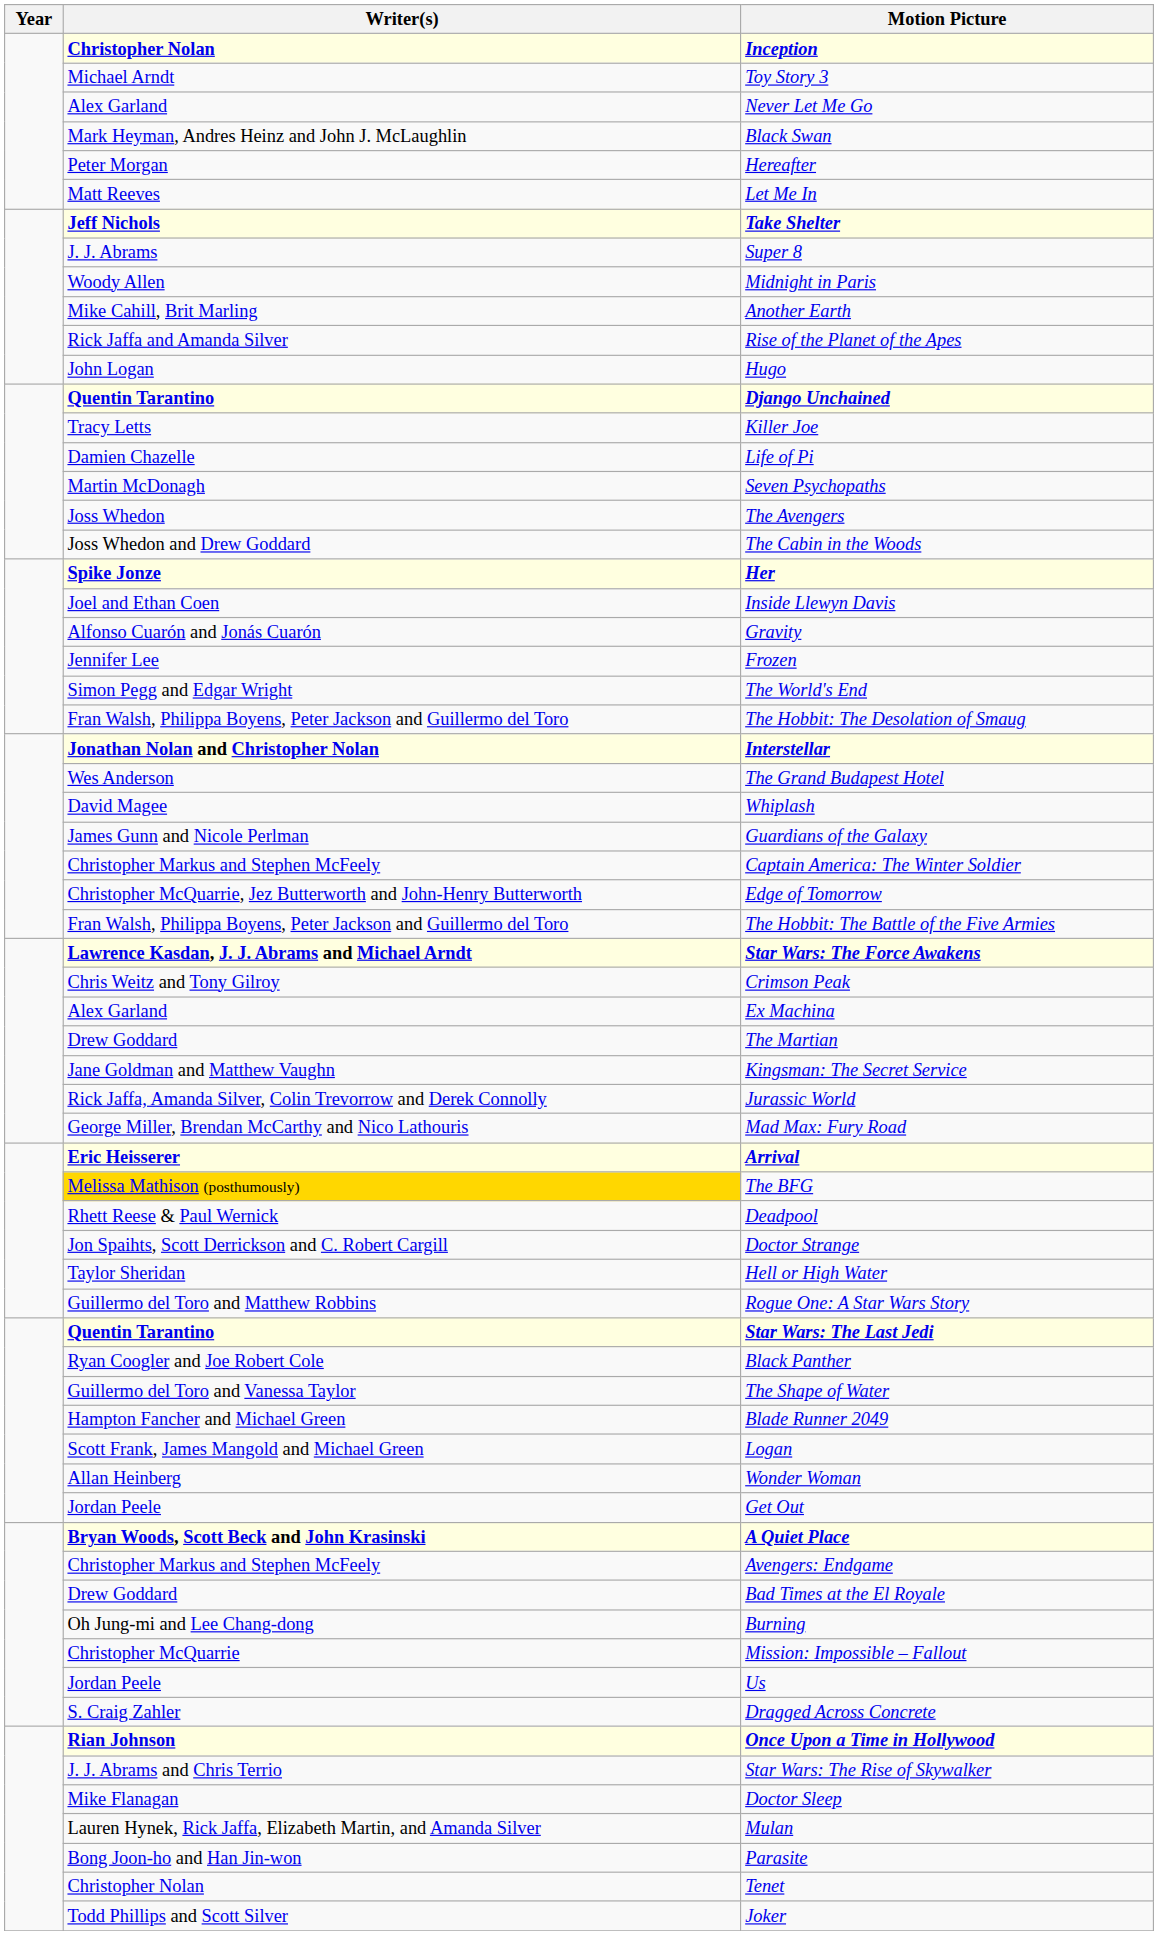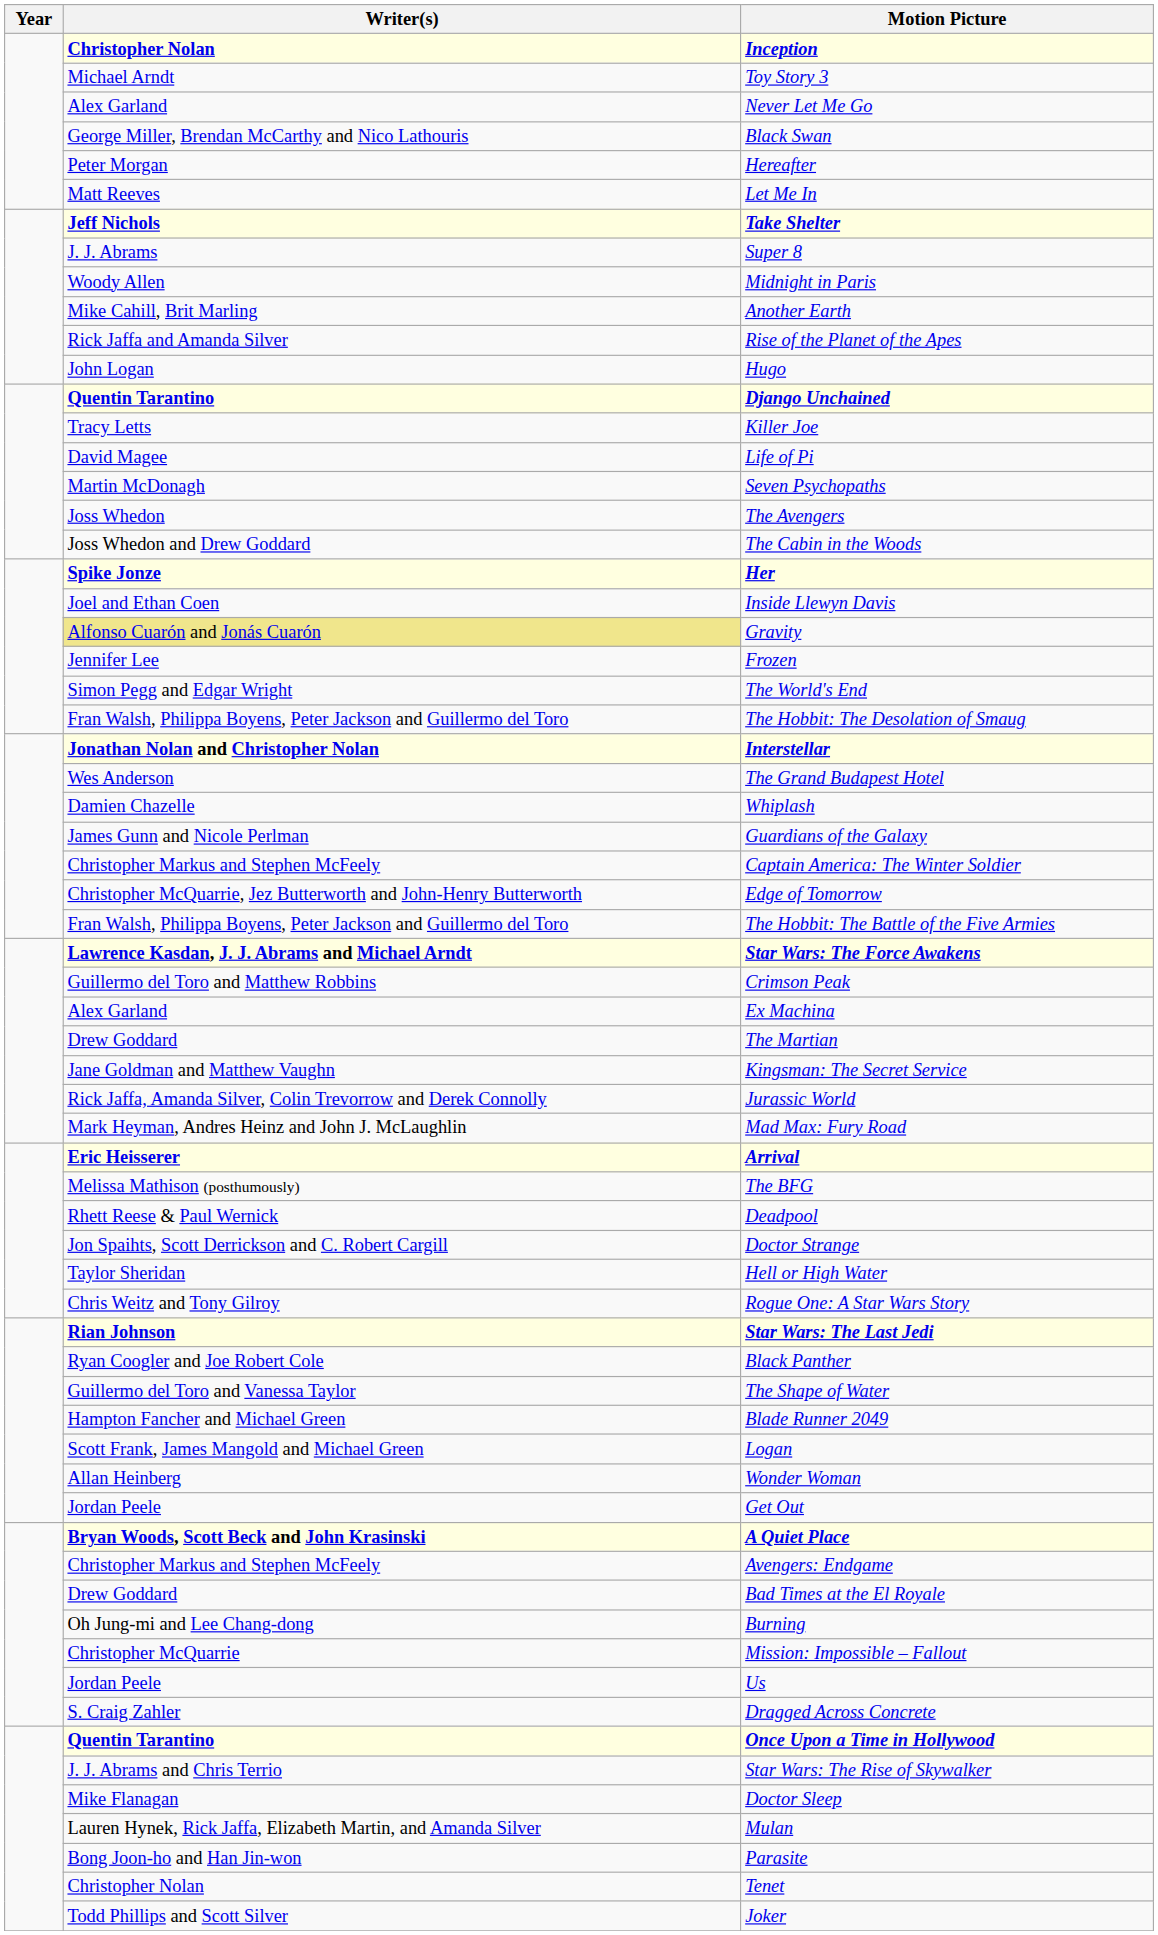(267, 135) Mark Heyman, Andres Heinz and John J. McLaughlin -> (268, 135) George Miller, Brendan McCarthy and Nico Lathouris
(131, 456) Damien Chazelle -> (117, 456) David Magee
(194, 631) no background -> (194, 631) khaki background
(117, 806) David Magee -> (131, 806) Damien Chazelle
(174, 982) Chris Weitz and Tony Gilroy -> (222, 982) Guillermo del Toro and Matthew Robbins
(268, 1127) George Miller, Brendan McCarthy and Nico Lathouris -> (267, 1127) Mark Heyman, Andres Heinz and John J. McLaughlin
(184, 1186) gold background -> (184, 1186) no background
(222, 1303) Guillermo del Toro and Matthew Robbins -> (174, 1303) Chris Weitz and Tony Gilroy
(141, 1332) Quentin Tarantino -> (121, 1332) Rian Johnson
(121, 1740) Rian Johnson -> (141, 1740) Quentin Tarantino
